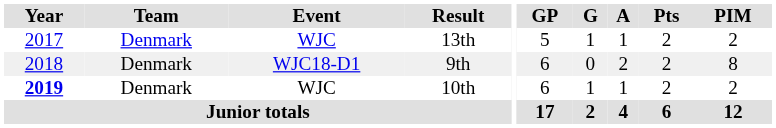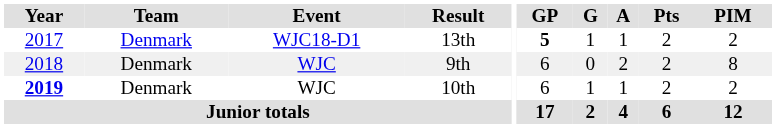(317, 39) WJC -> (317, 39) WJC18-D1
(545, 39) normal -> (545, 39) bold
(317, 63) WJC18-D1 -> (317, 63) WJC
